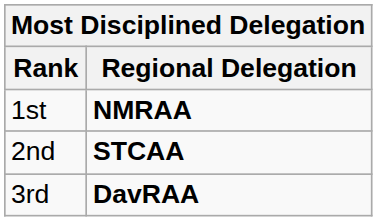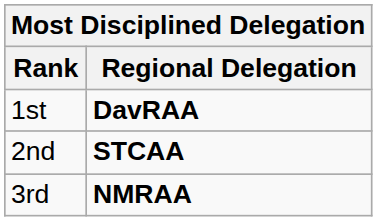(142, 109) NMRAA -> (146, 109) DavRAA
(146, 194) DavRAA -> (142, 194) NMRAA
